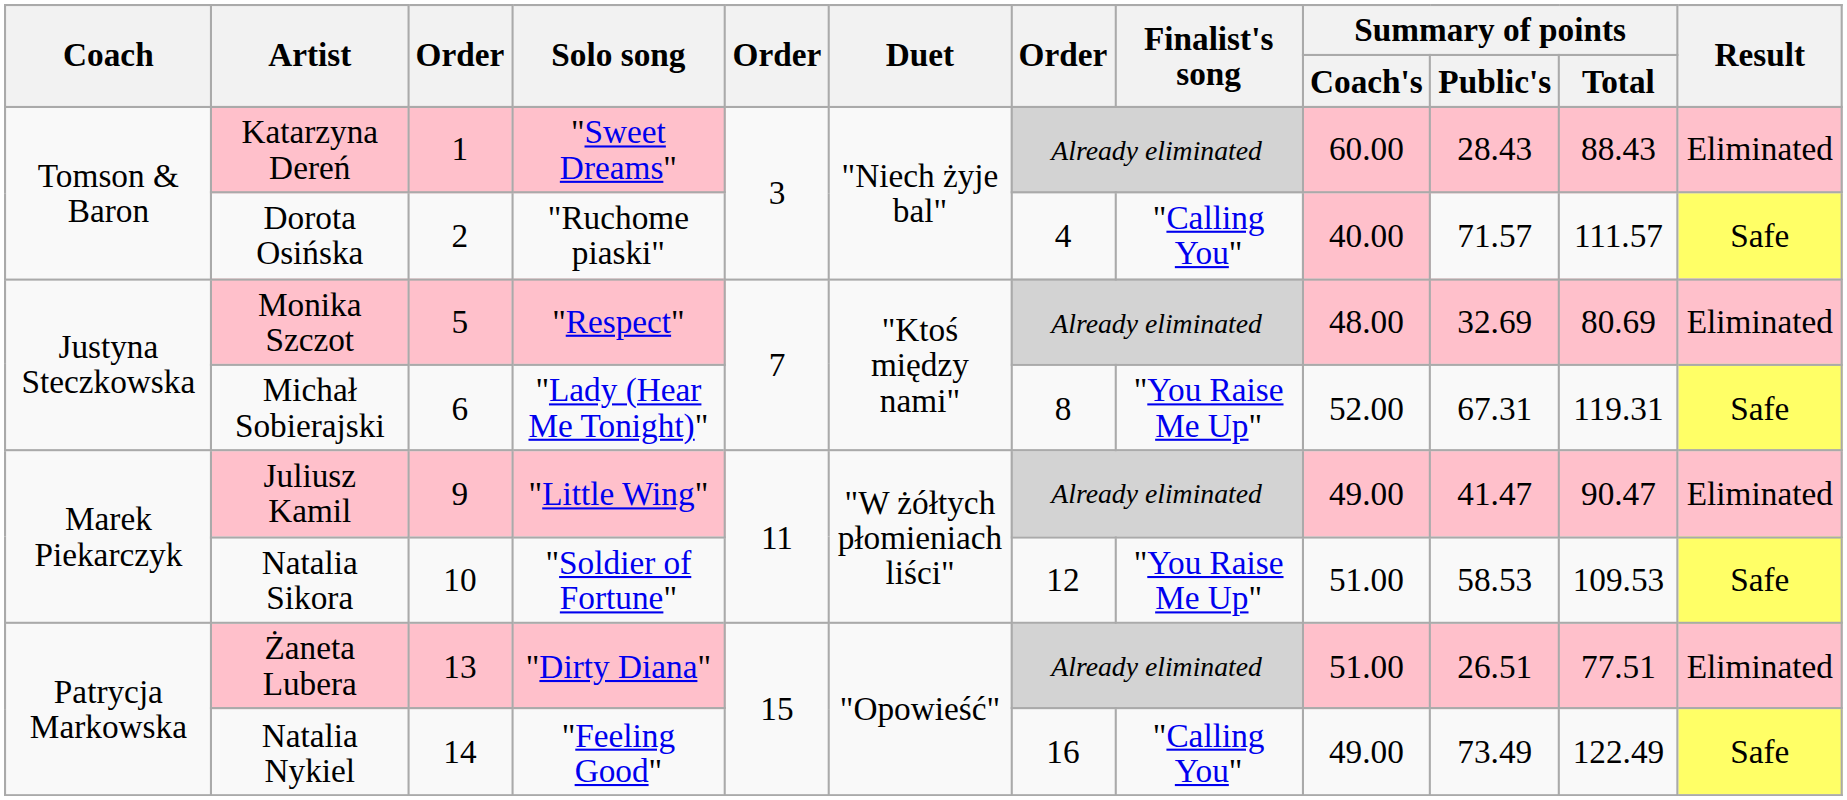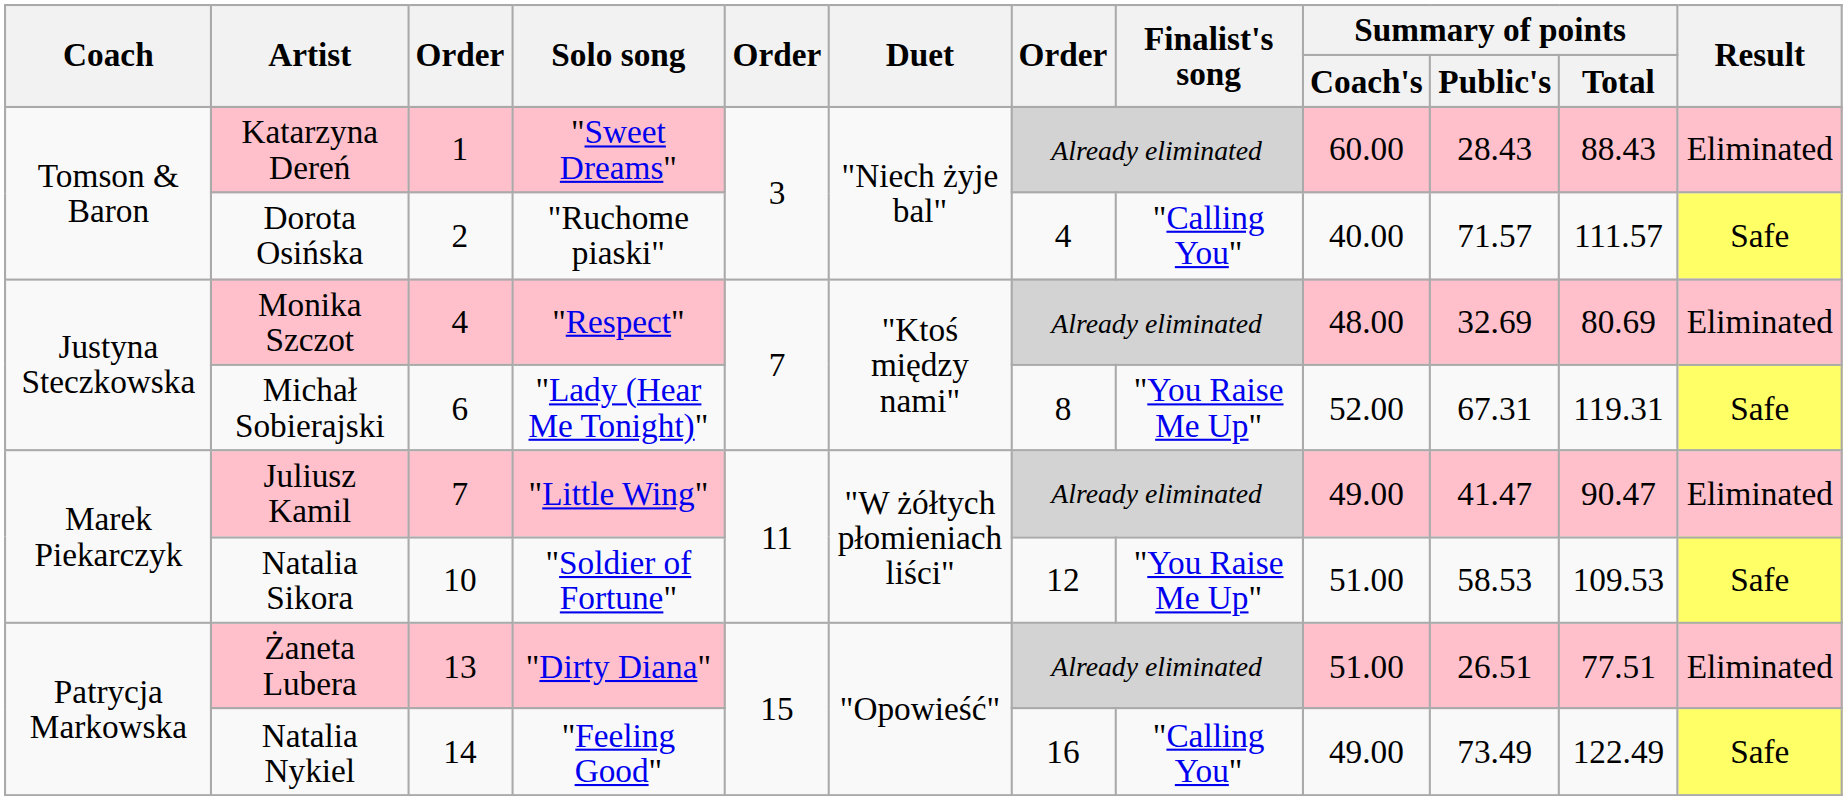(1366, 236) pink background -> (1366, 236) no background
(460, 322) 5 -> (460, 322) 4
(460, 494) 9 -> (460, 494) 7
